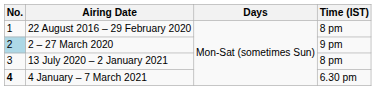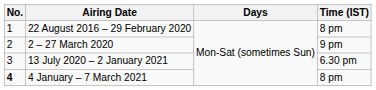(10, 45) lightblue background -> (10, 45) no background
(331, 61) 8 pm -> (338, 61) 6.30 pm
(338, 77) 6.30 pm -> (331, 77) 8 pm
